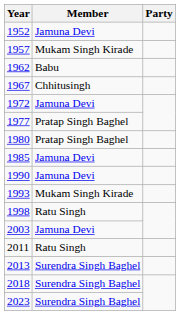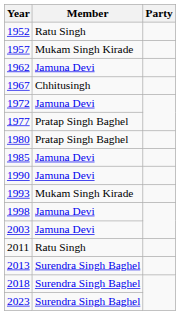(65, 31) Jamuna Devi -> (60, 31) Ratu Singh
(47, 67) Babu -> (65, 67) Jamuna Devi
(60, 211) Ratu Singh -> (65, 211) Jamuna Devi
